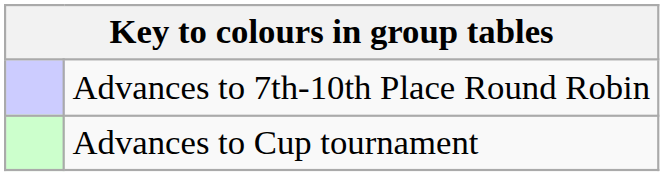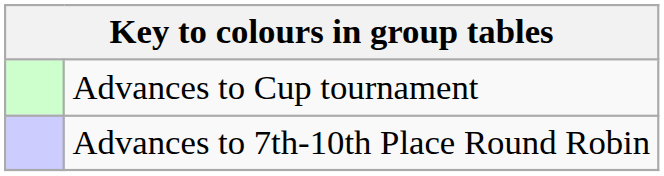rows swapped: (275, 142) <-> (361, 87)
